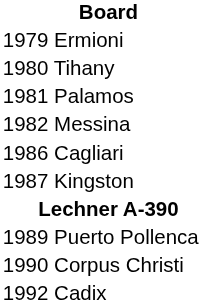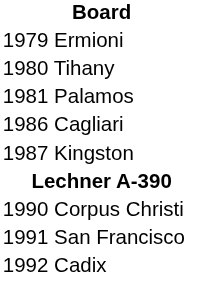- row: (67, 124)
- row: (101, 237)
+ row: (94, 237)
